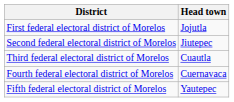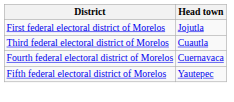- row: (91, 43)
